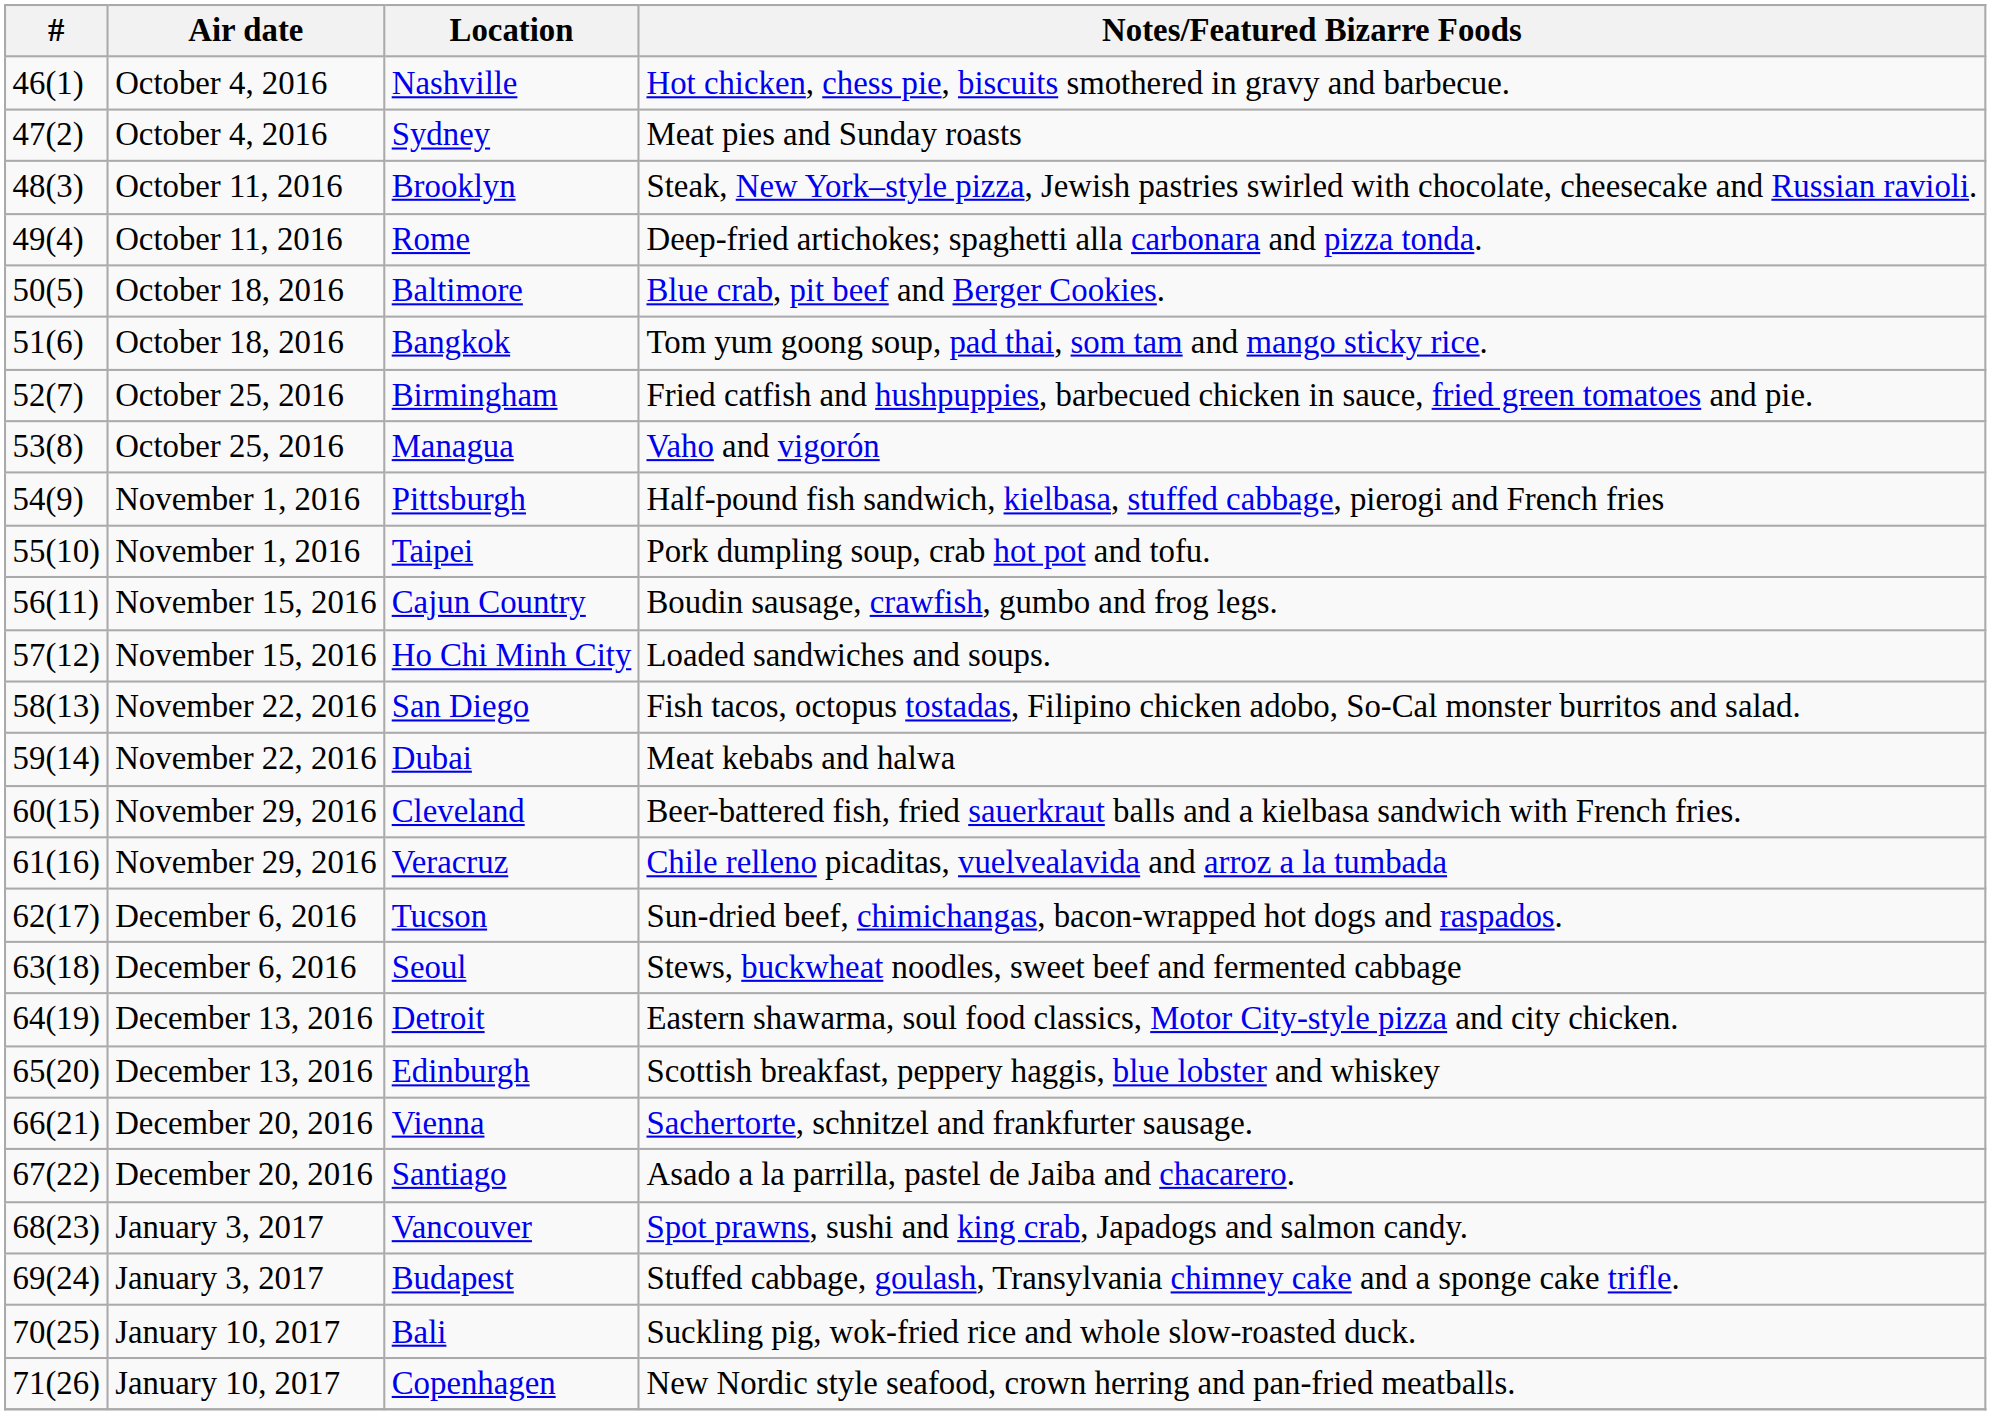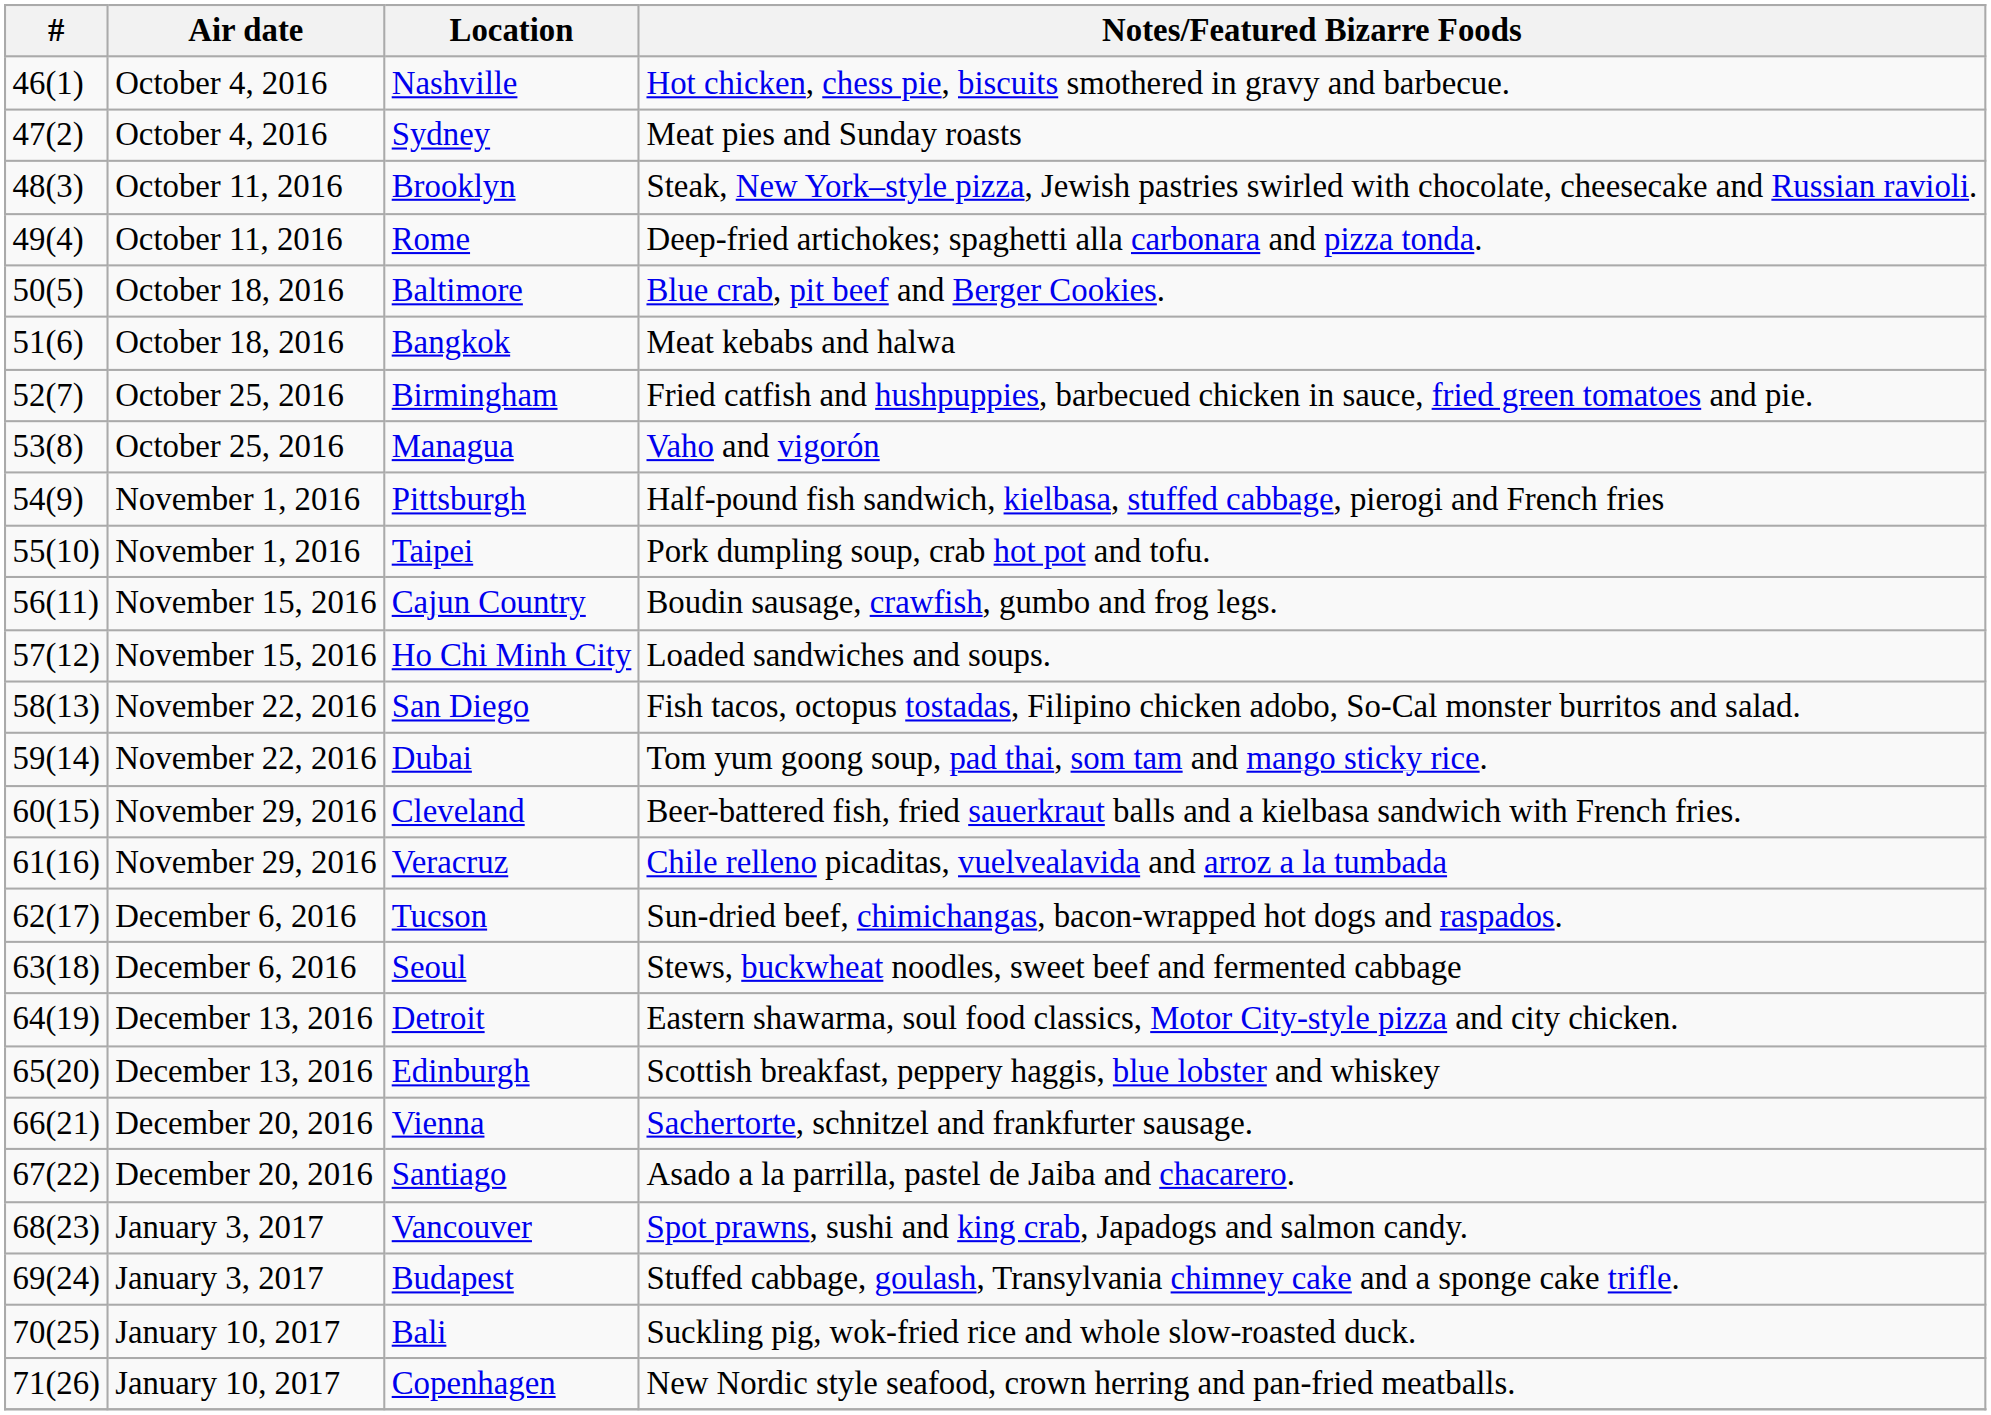(1067, 342) Tom yum goong soup, pad thai, som tam and mango sticky rice. -> (801, 342) Meat kebabs and halwa
(801, 758) Meat kebabs and halwa -> (1067, 758) Tom yum goong soup, pad thai, som tam and mango sticky rice.
